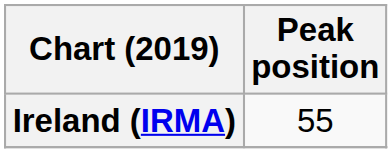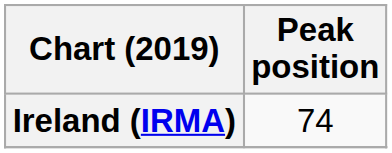(315, 119) 55 -> (315, 119) 74
